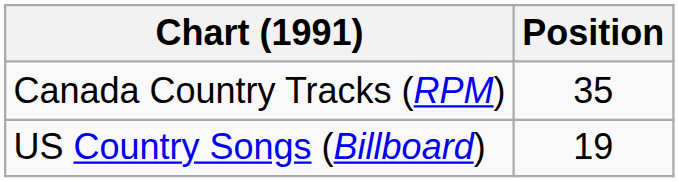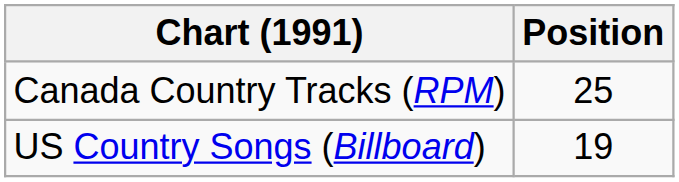(593, 90) 35 -> (593, 90) 25
